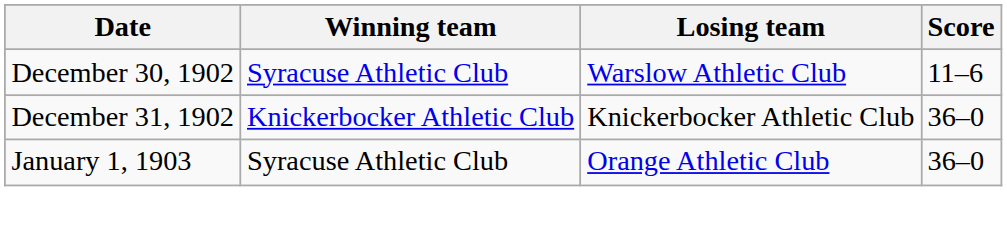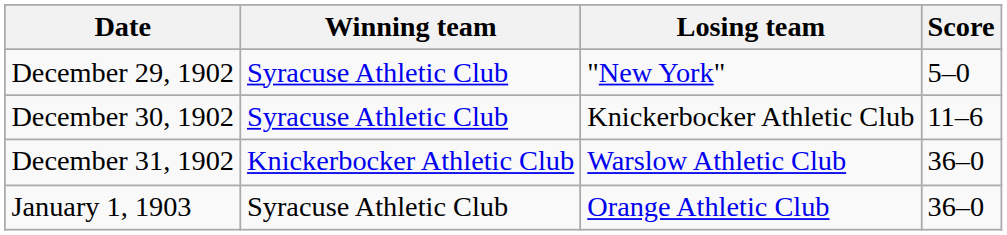+ row: (123, 71)
(717, 71) Warslow Athletic Club -> (751, 116) Knickerbocker Athletic Club
(751, 116) Knickerbocker Athletic Club -> (717, 161) Warslow Athletic Club
